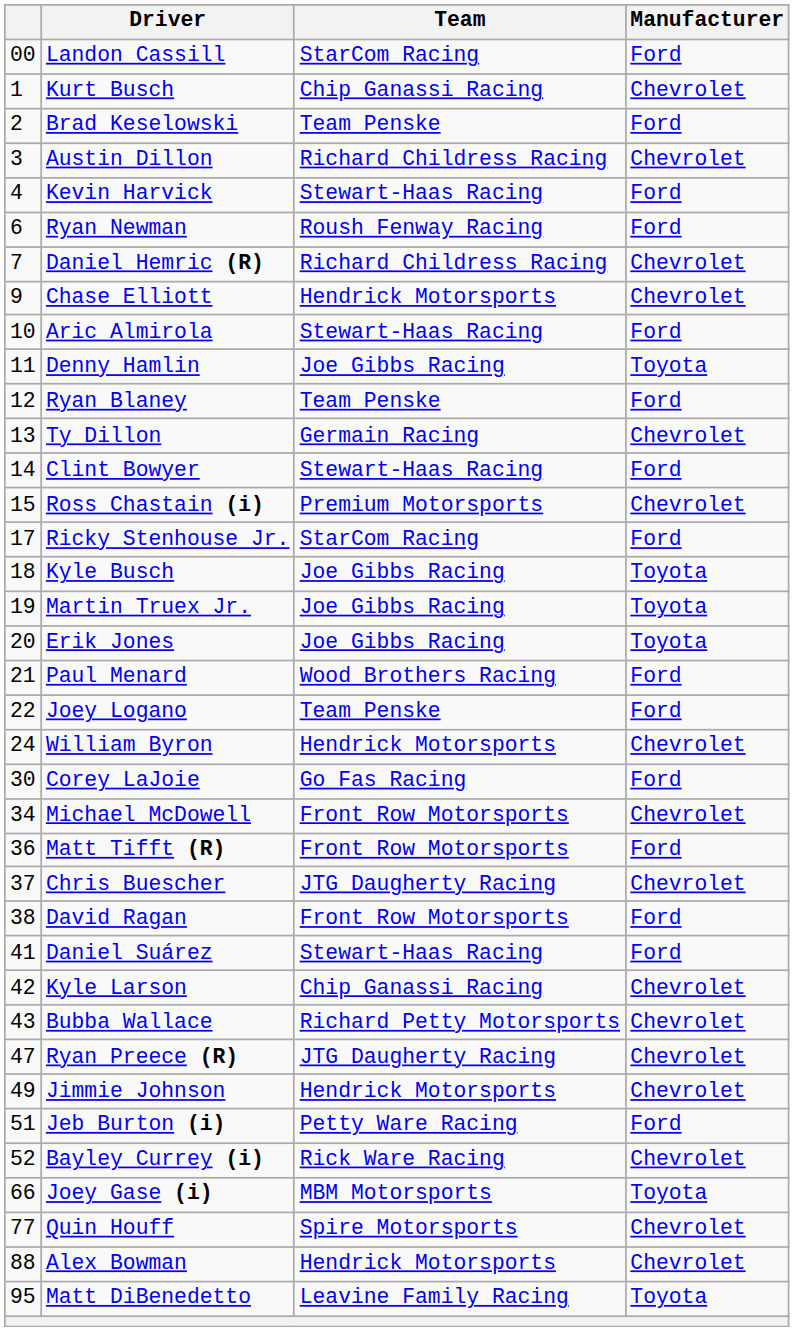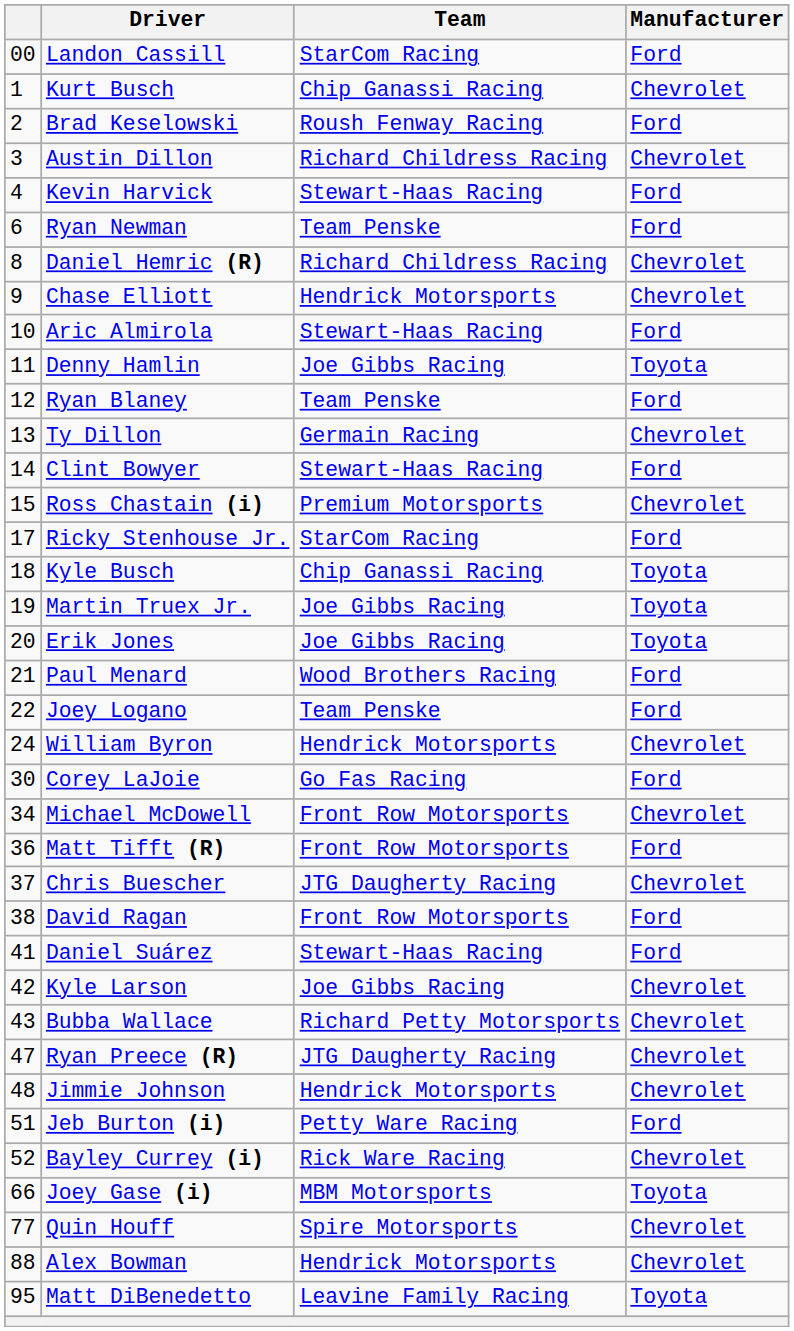(370, 126) Team Penske -> (421, 126) Roush Fenway Racing
(421, 229) Roush Fenway Racing -> (370, 229) Team Penske
(16, 264) 7 -> (16, 264) 8
(402, 574) Joe Gibbs Racing -> (421, 574) Chip Ganassi Racing
(421, 988) Chip Ganassi Racing -> (402, 988) Joe Gibbs Racing
(23, 1092) 49 -> (23, 1092) 48
